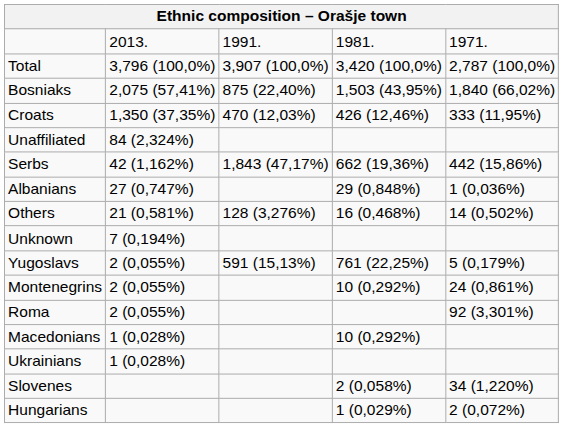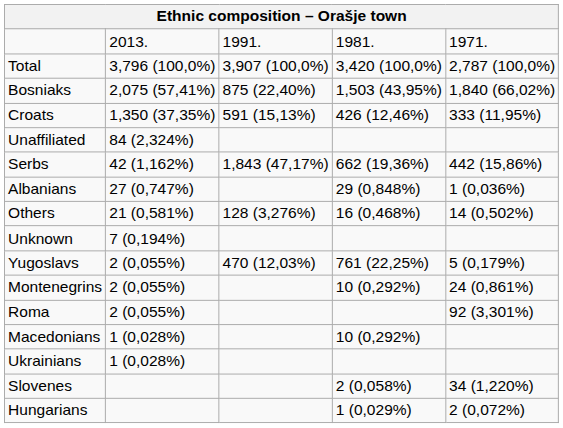(269, 115) 470 (12,03%) -> (269, 115) 591 (15,13%)
(269, 262) 591 (15,13%) -> (269, 262) 470 (12,03%)
